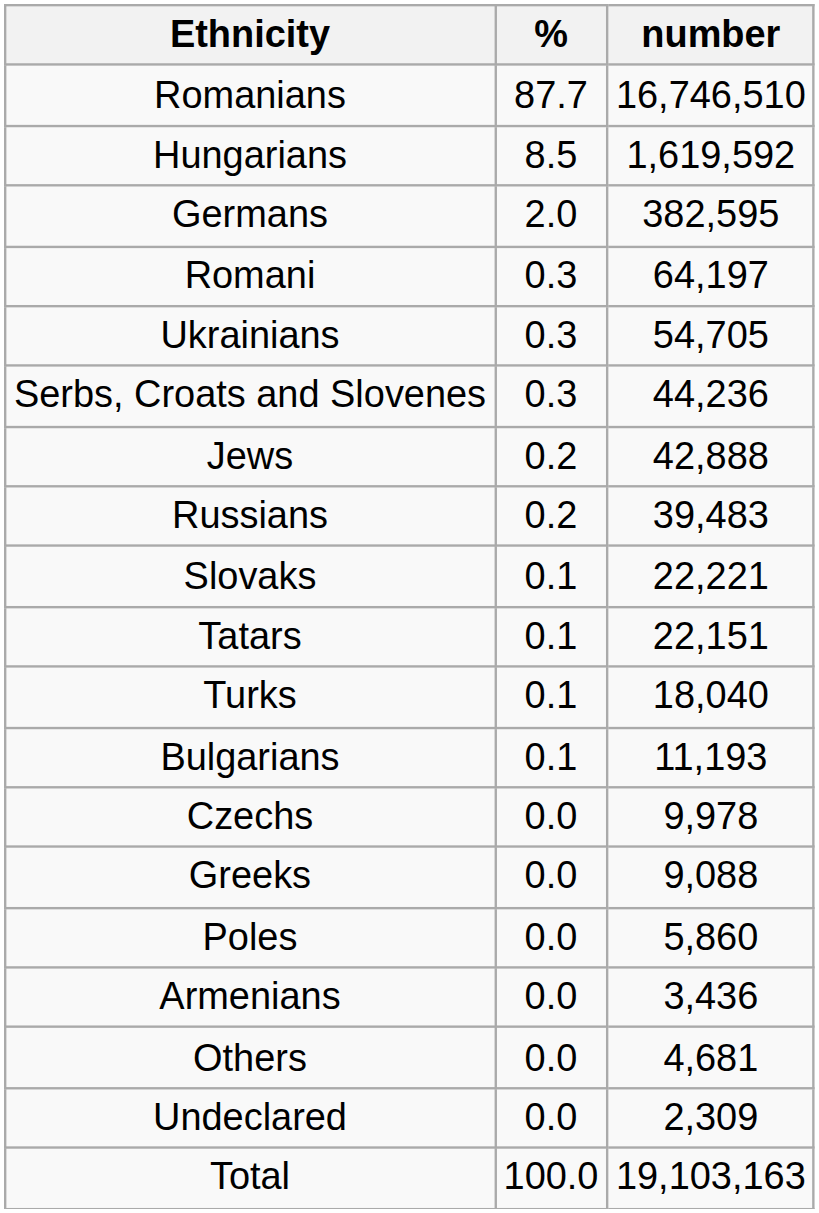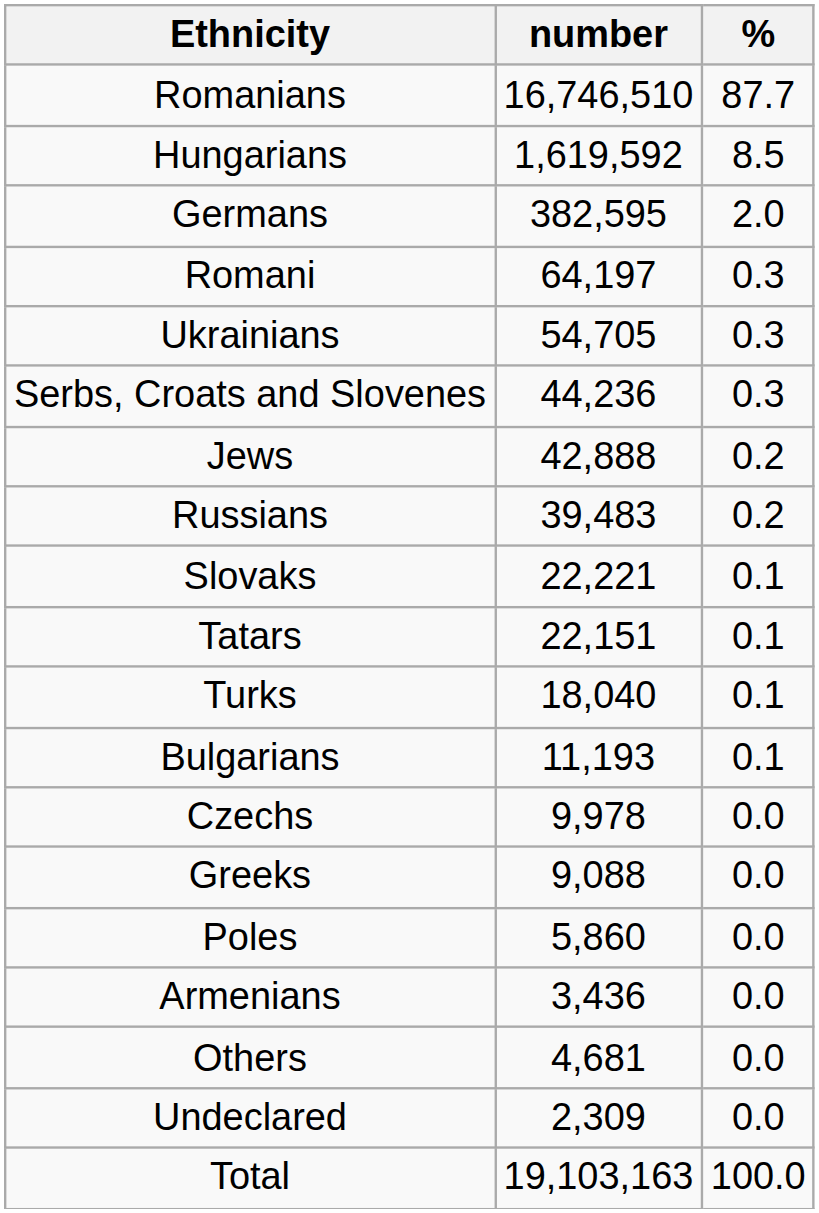columns swapped: (711, 34) <-> (551, 34)
